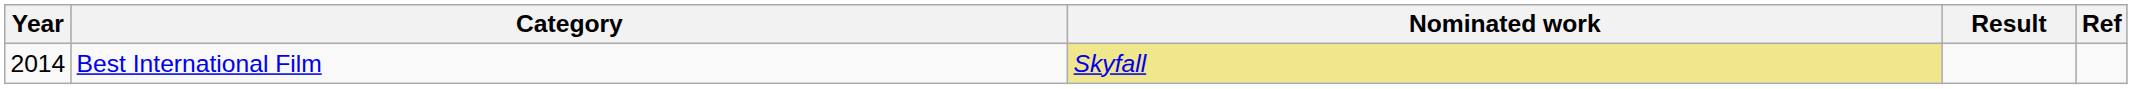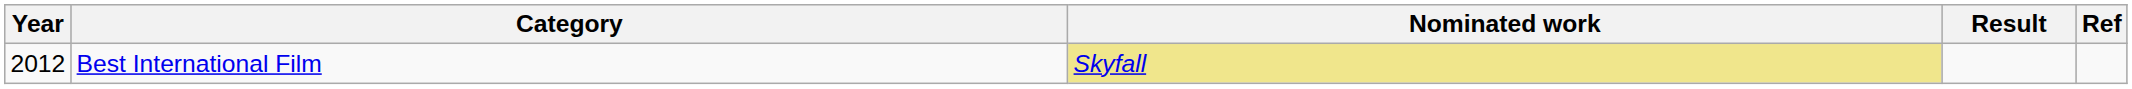(38, 63) 2014 -> (38, 63) 2012
